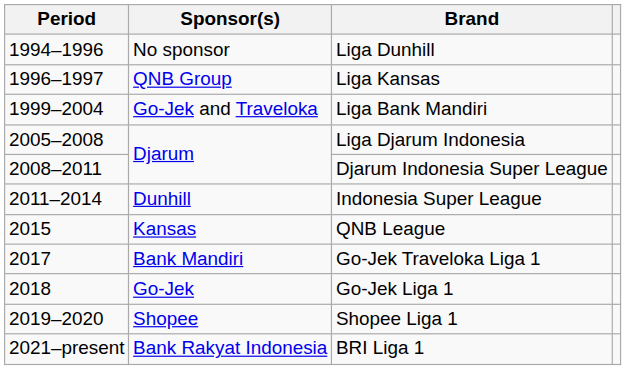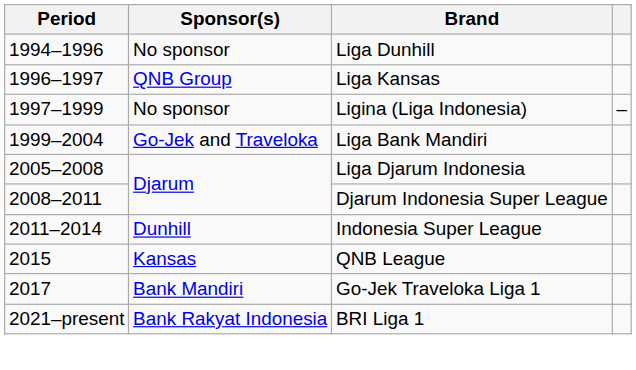+ row: (432, 109)
- row: (395, 288)
- row: (397, 318)
